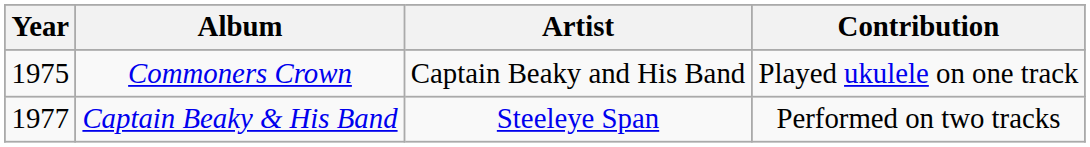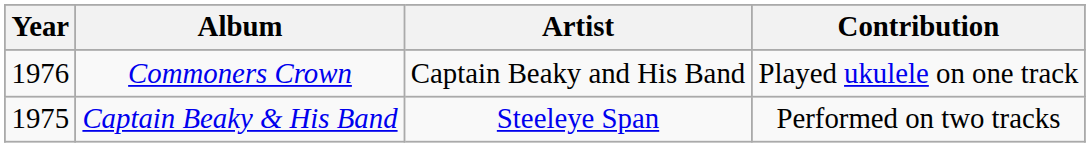(40, 73) 1975 -> (40, 73) 1976
(40, 118) 1977 -> (40, 118) 1975
